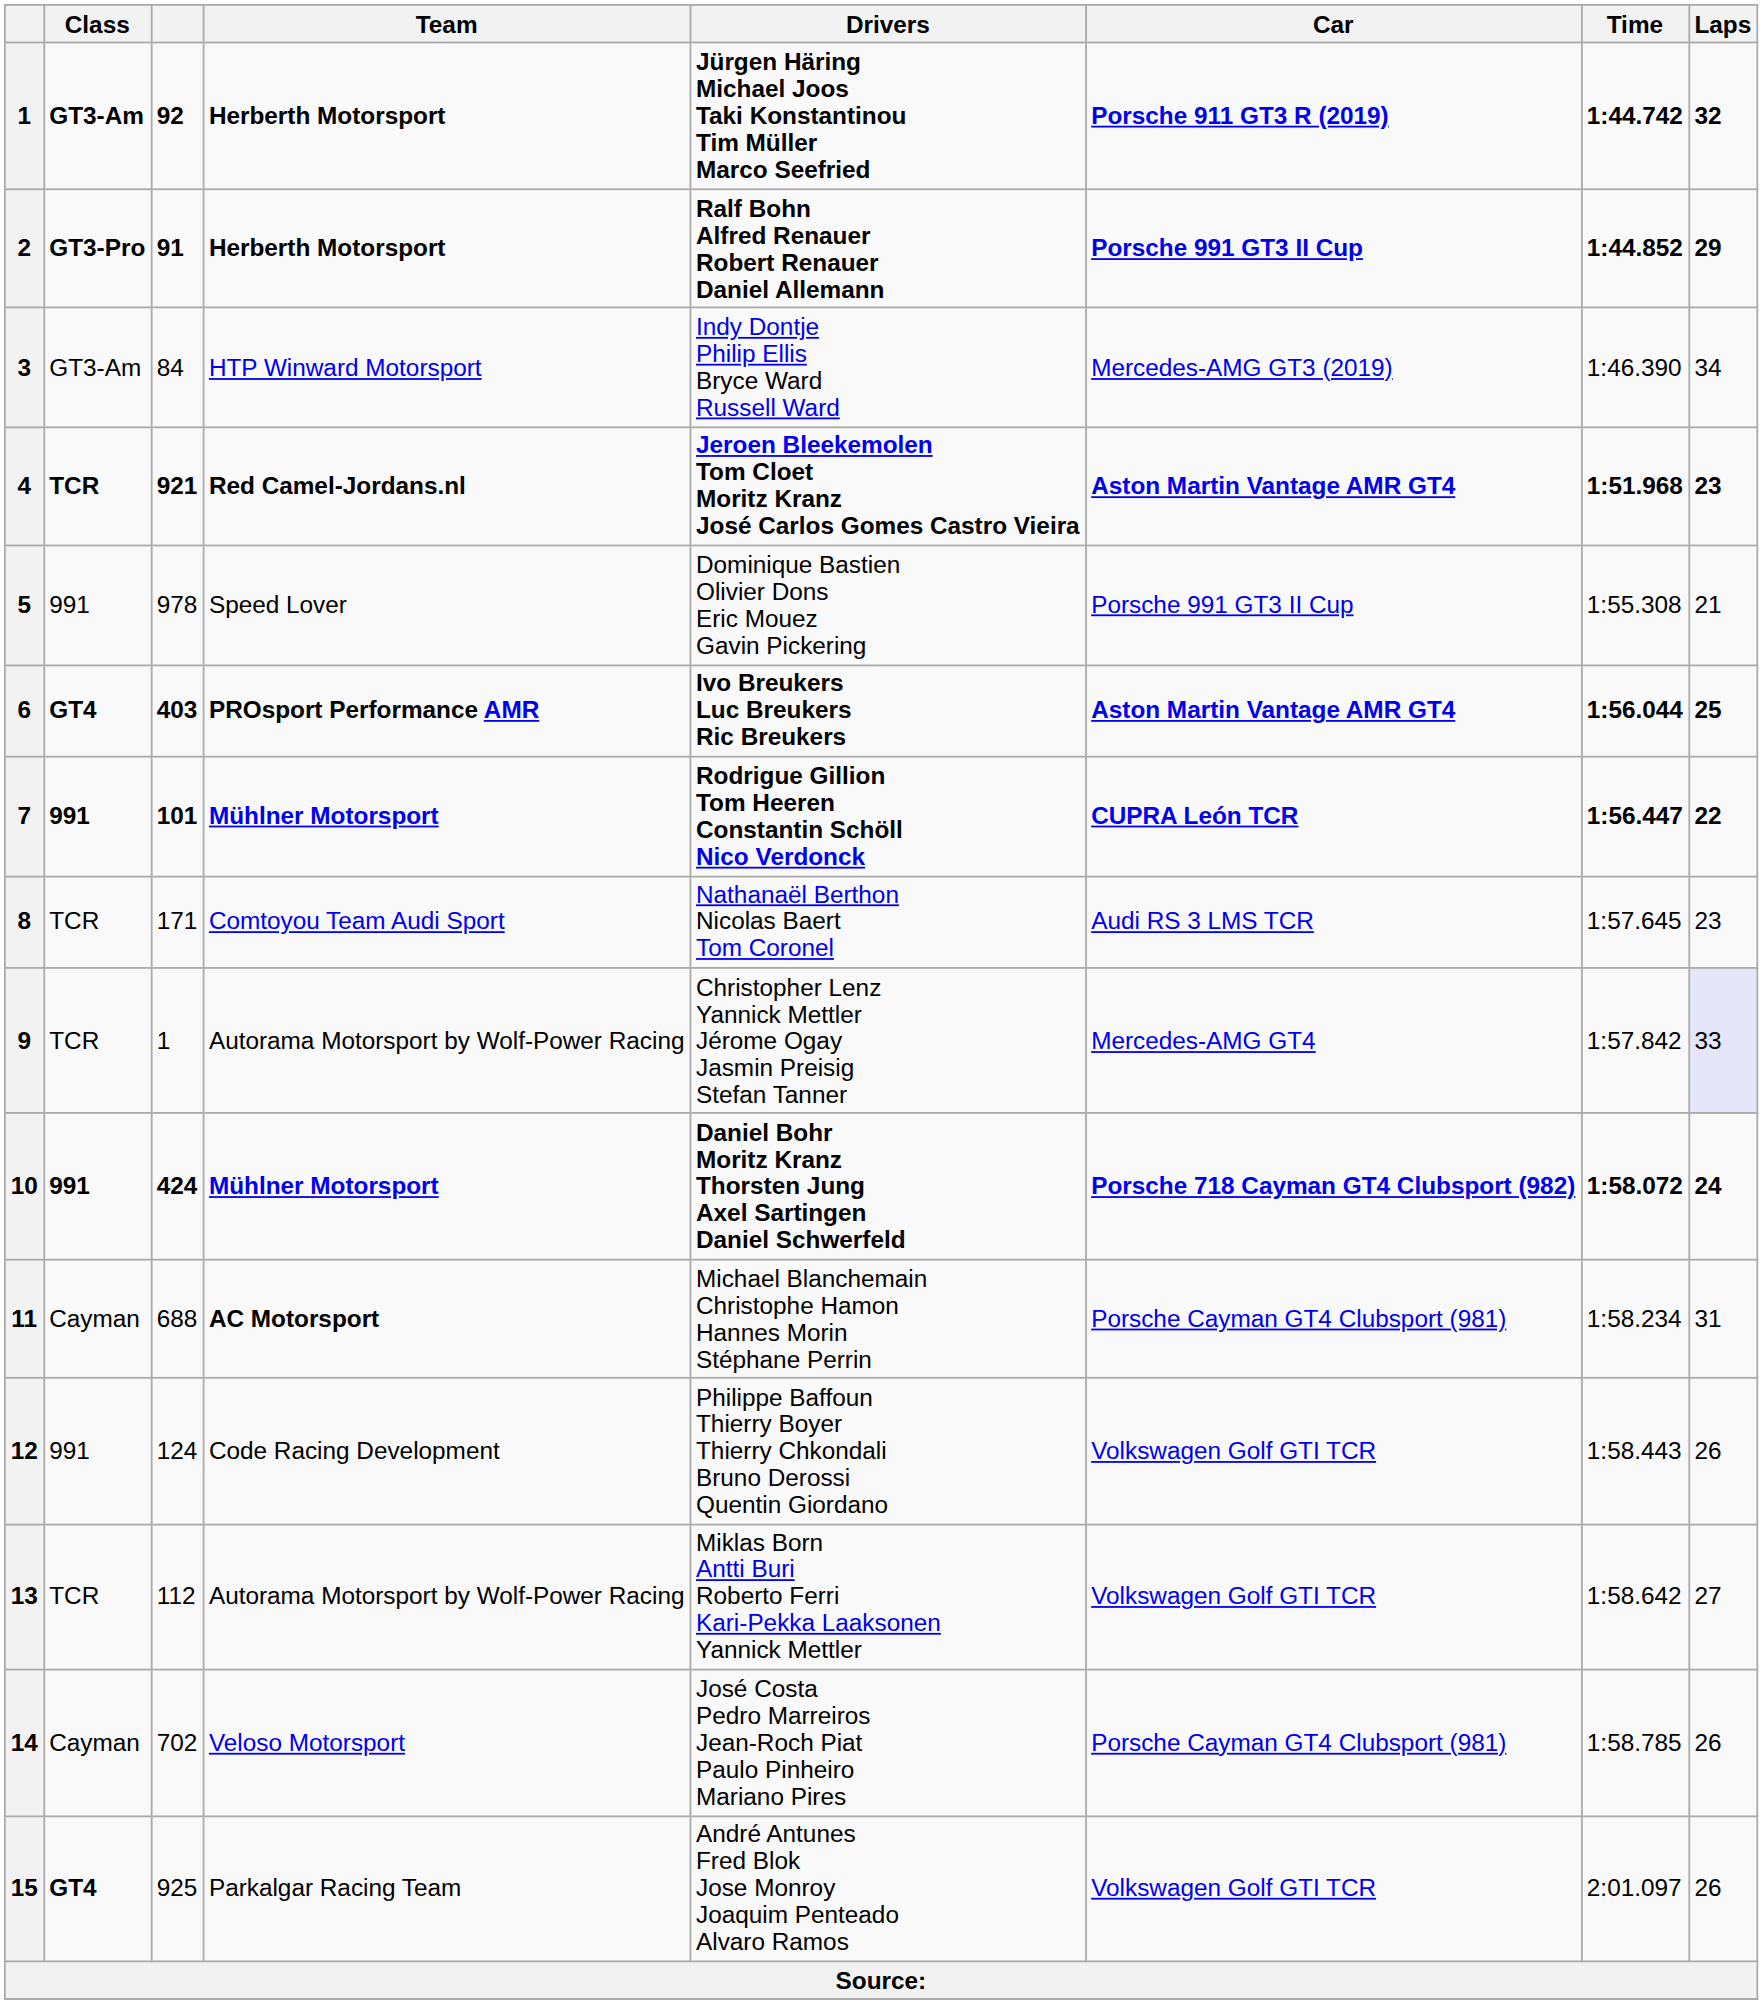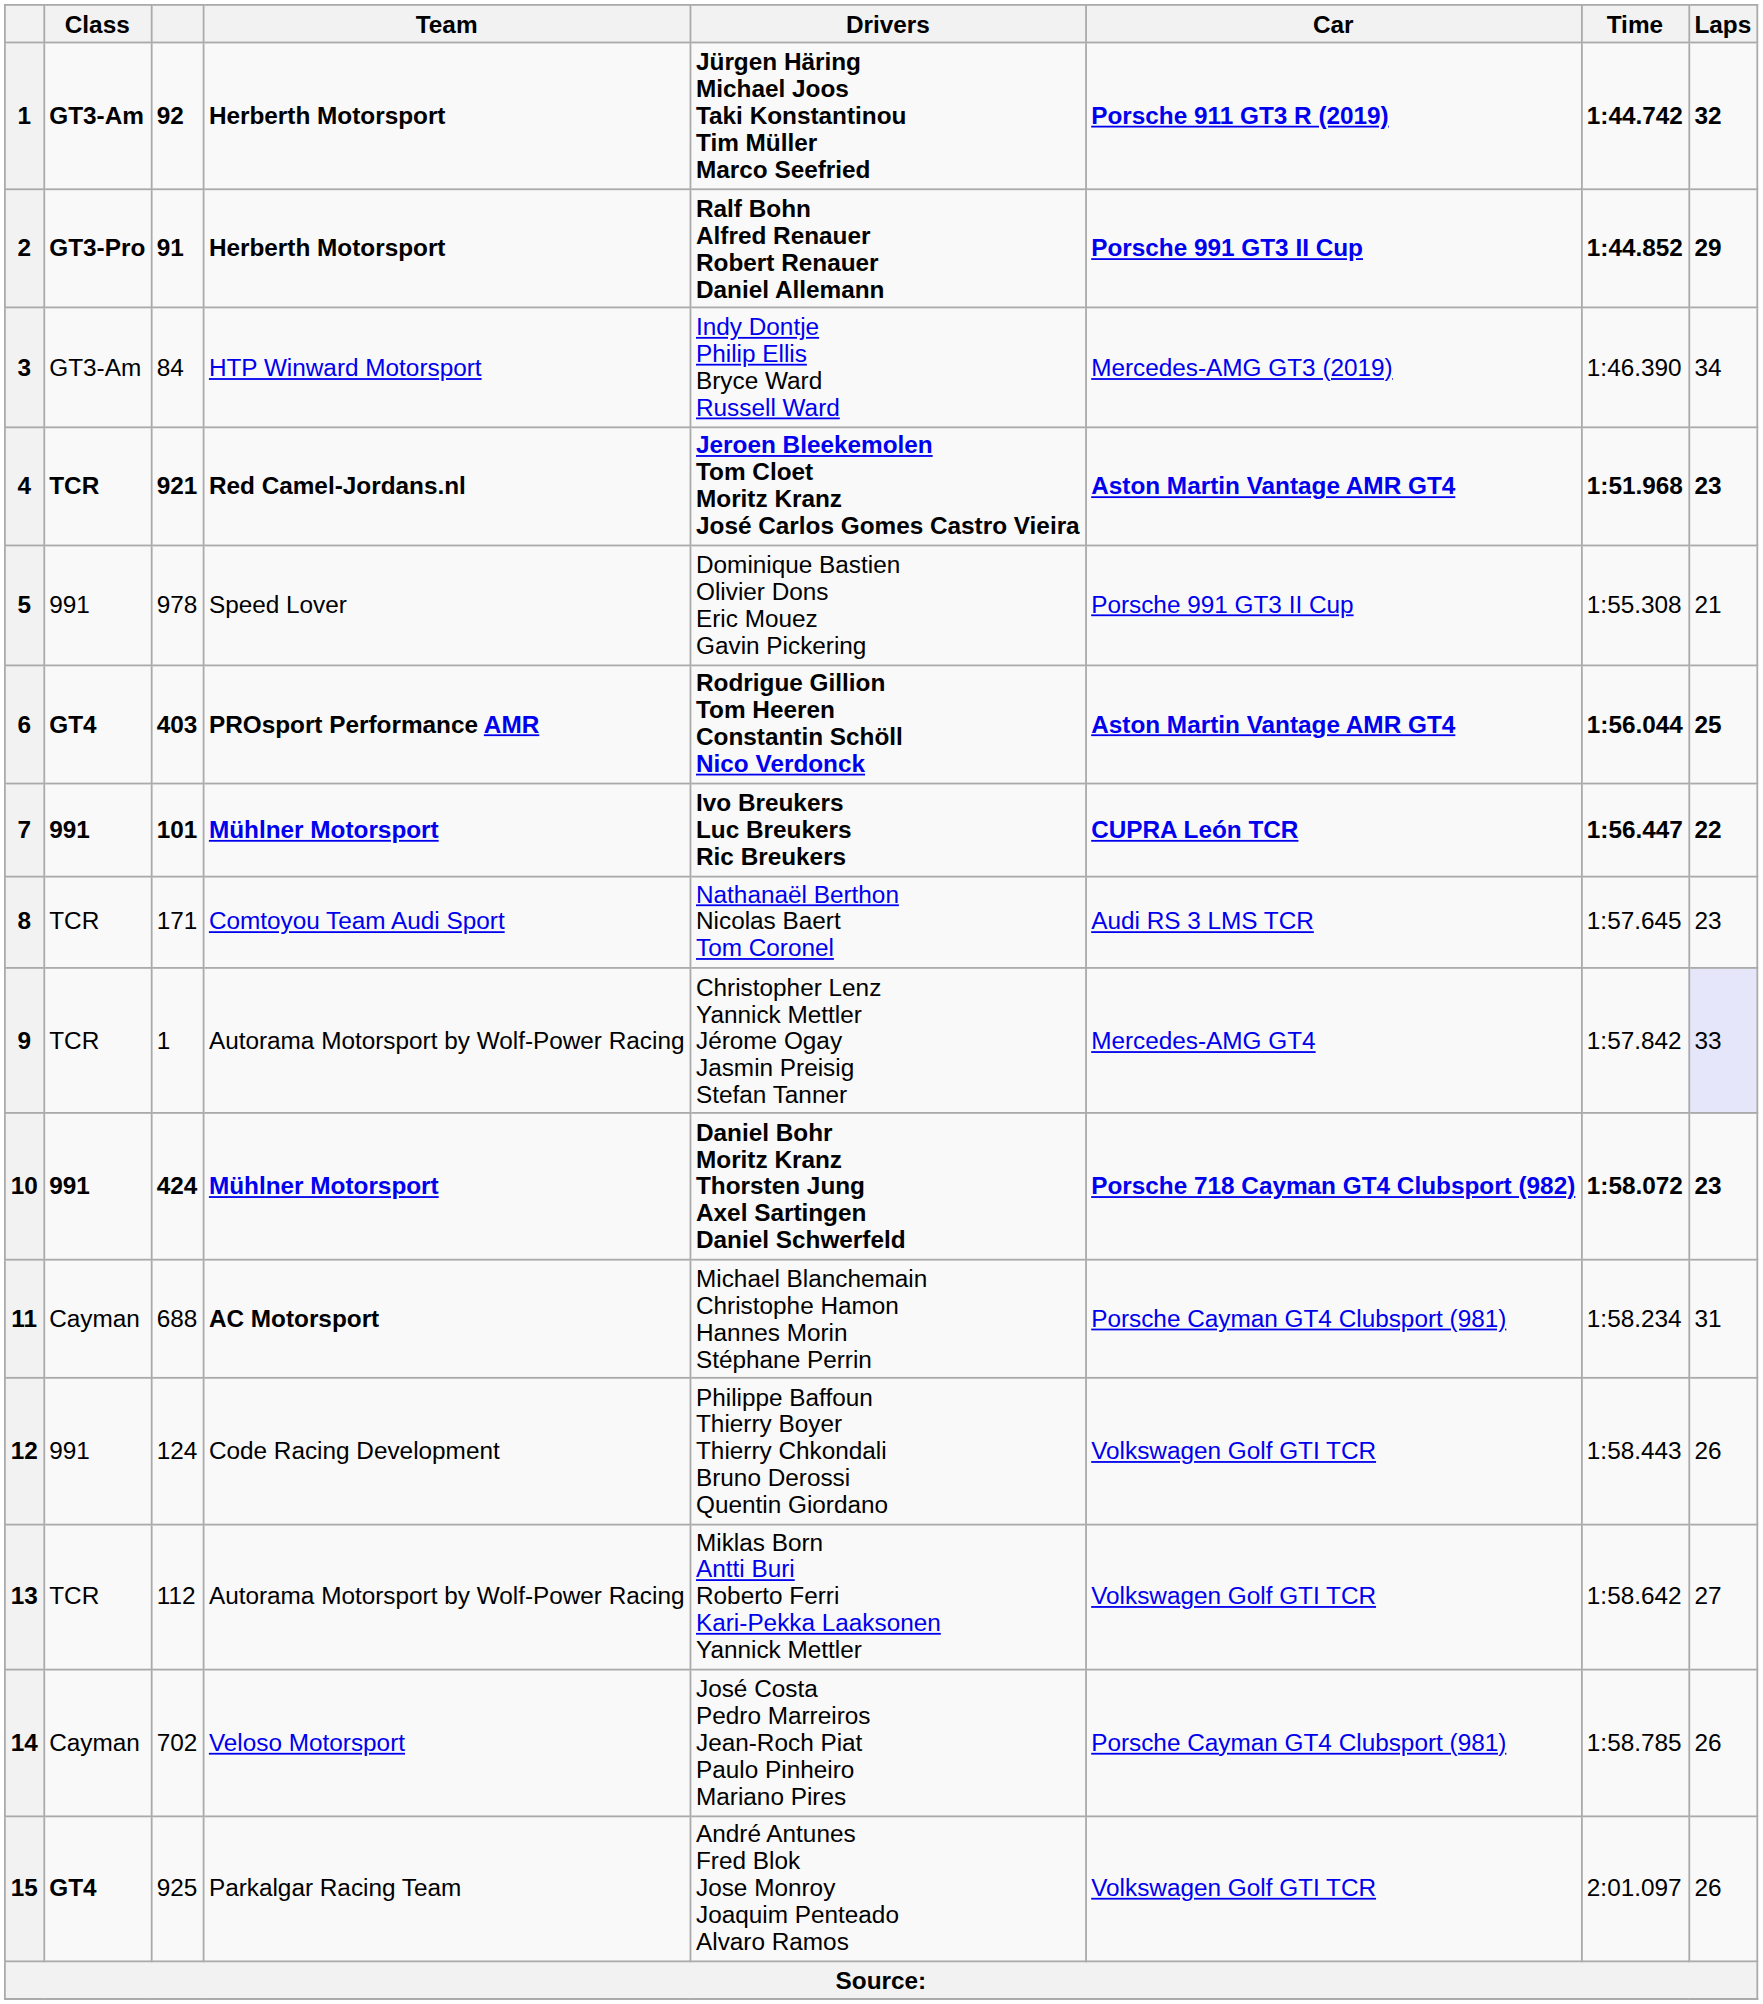(774, 710) Ivo Breukers Luc Breukers Ric Breukers -> (799, 724) Rodrigue Gillion Tom Heeren Constantin Schöll Nico Verdonck
(799, 816) Rodrigue Gillion Tom Heeren Constantin Schöll Nico Verdonck -> (774, 829) Ivo Breukers Luc Breukers Ric Breukers
(1708, 1186) 24 -> (1708, 1186) 23
